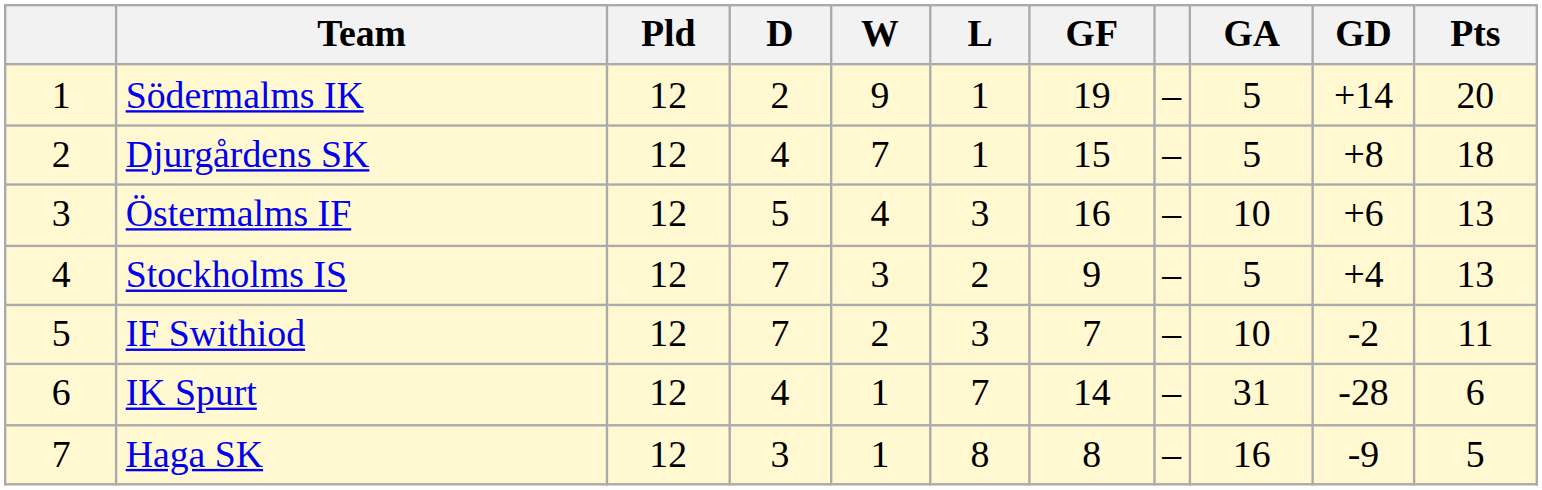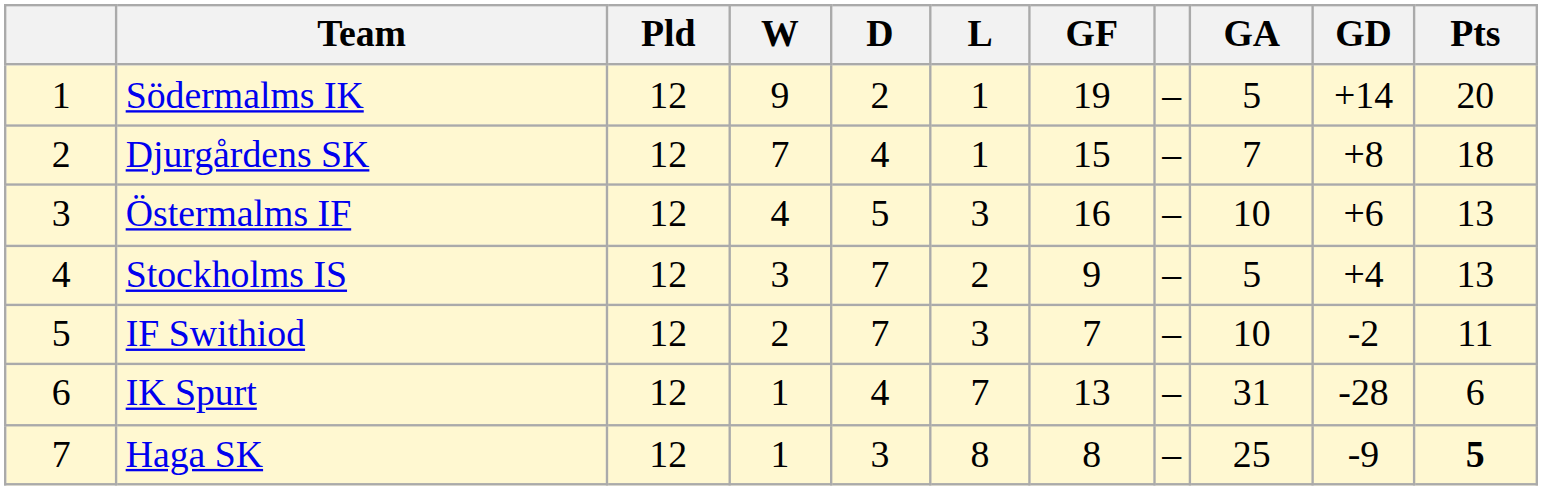columns swapped: (880, 34) <-> (780, 34)
(1252, 154) 5 -> (1252, 154) 7
(1092, 393) 14 -> (1092, 393) 13
(1252, 453) 16 -> (1252, 453) 25
(1475, 453) normal -> (1475, 453) bold
